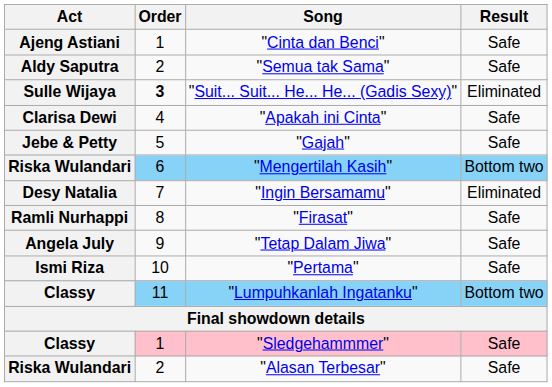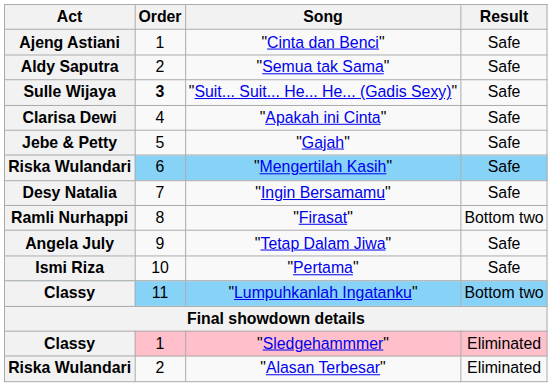(504, 92) Eliminated -> (504, 92) Safe
(504, 167) Bottom two -> (504, 167) Safe
(504, 192) Eliminated -> (504, 192) Safe
(504, 218) Safe -> (504, 218) Bottom two
(504, 343) Safe -> (504, 343) Eliminated
(504, 368) Safe -> (504, 368) Eliminated
